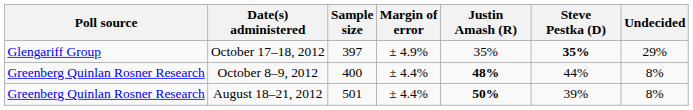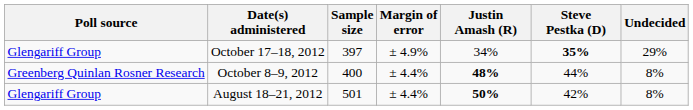(486, 51) 35% -> (486, 51) 34%
(106, 94) Greenberg Quinlan Rosner Research -> (54, 94) Glengariff Group
(576, 94) 39% -> (576, 94) 42%
